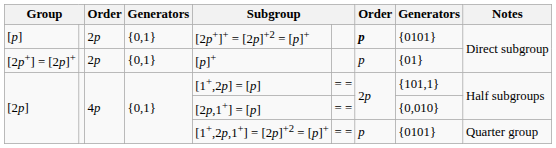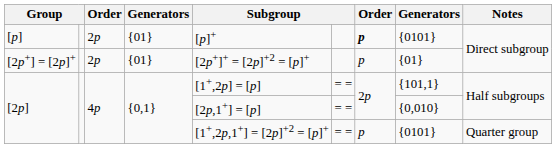(142, 36) {0,1} -> (140, 36) {01}
(252, 36) [2p+]+ = [2p]+2 = [p]+ -> (206, 36) [p]+
(142, 60) {0,1} -> (140, 60) {01}
(206, 60) [p]+ -> (252, 60) [2p+]+ = [2p]+2 = [p]+
